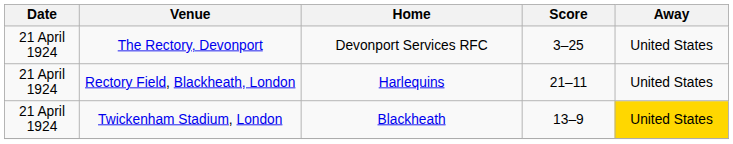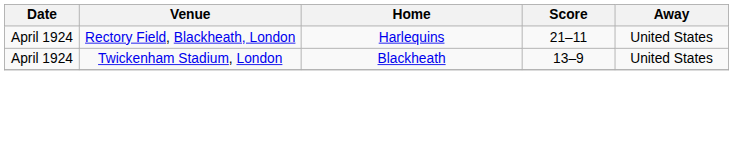- row: (190, 44)
(42, 82) 21 April 1924 -> (42, 37) April 1924
(42, 119) 21 April 1924 -> (42, 59) April 1924
(672, 119) gold background -> (672, 59) no background
